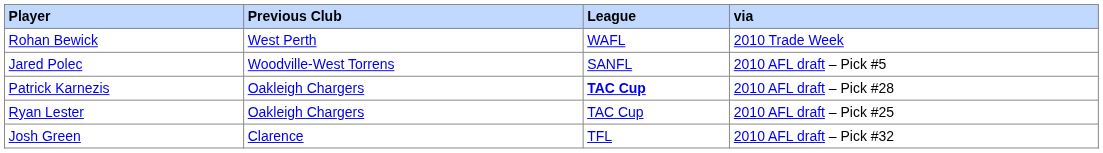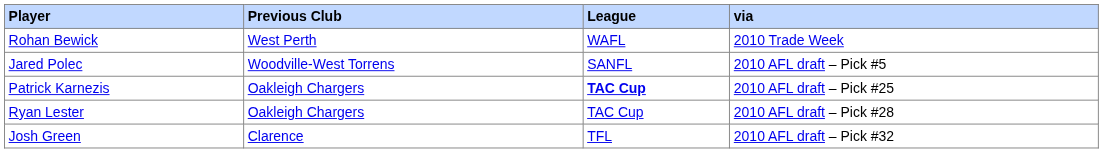(814, 88) 2010 AFL draft – Pick #28 -> (814, 88) 2010 AFL draft – Pick #25
(814, 112) 2010 AFL draft – Pick #25 -> (814, 112) 2010 AFL draft – Pick #28
